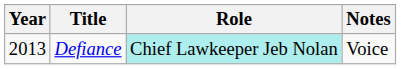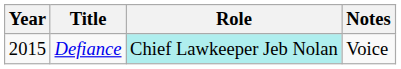(27, 48) 2013 -> (27, 48) 2015
